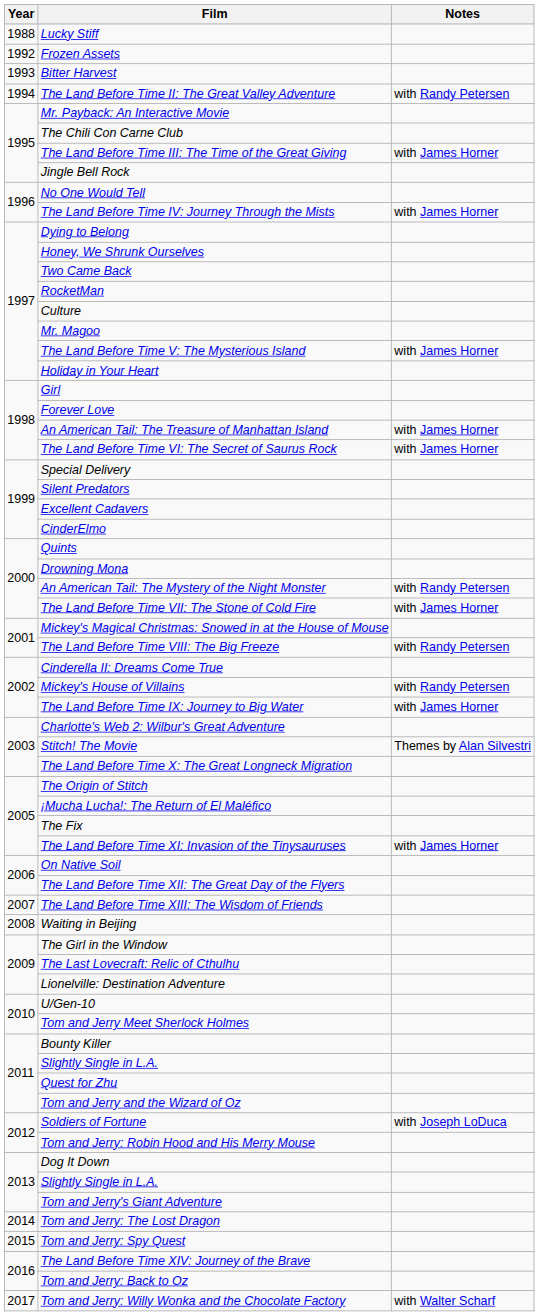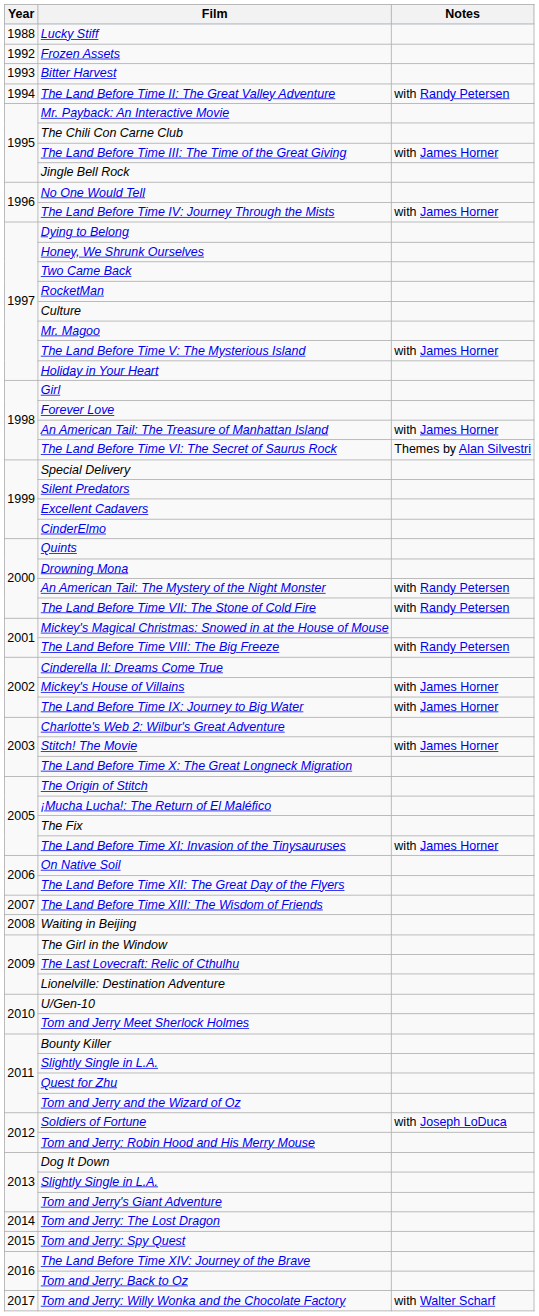(446, 449) with James Horner -> (463, 449) Themes by Alan Silvestri
(446, 608) with James Horner -> (452, 608) with Randy Petersen
(452, 687) with Randy Petersen -> (446, 687) with James Horner
(463, 746) Themes by Alan Silvestri -> (446, 746) with James Horner
